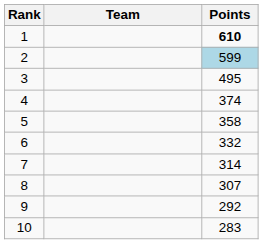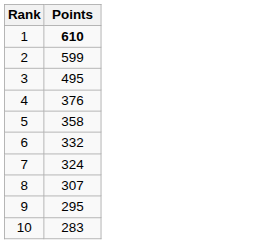- column: (123, 15)
(230, 57) lightblue background -> (73, 57) no background
(230, 100) 374 -> (73, 100) 376
(230, 164) 314 -> (73, 164) 324
(230, 206) 292 -> (73, 206) 295
